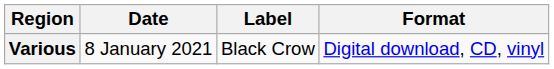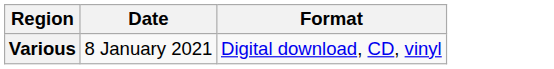- column: (268, 19)
